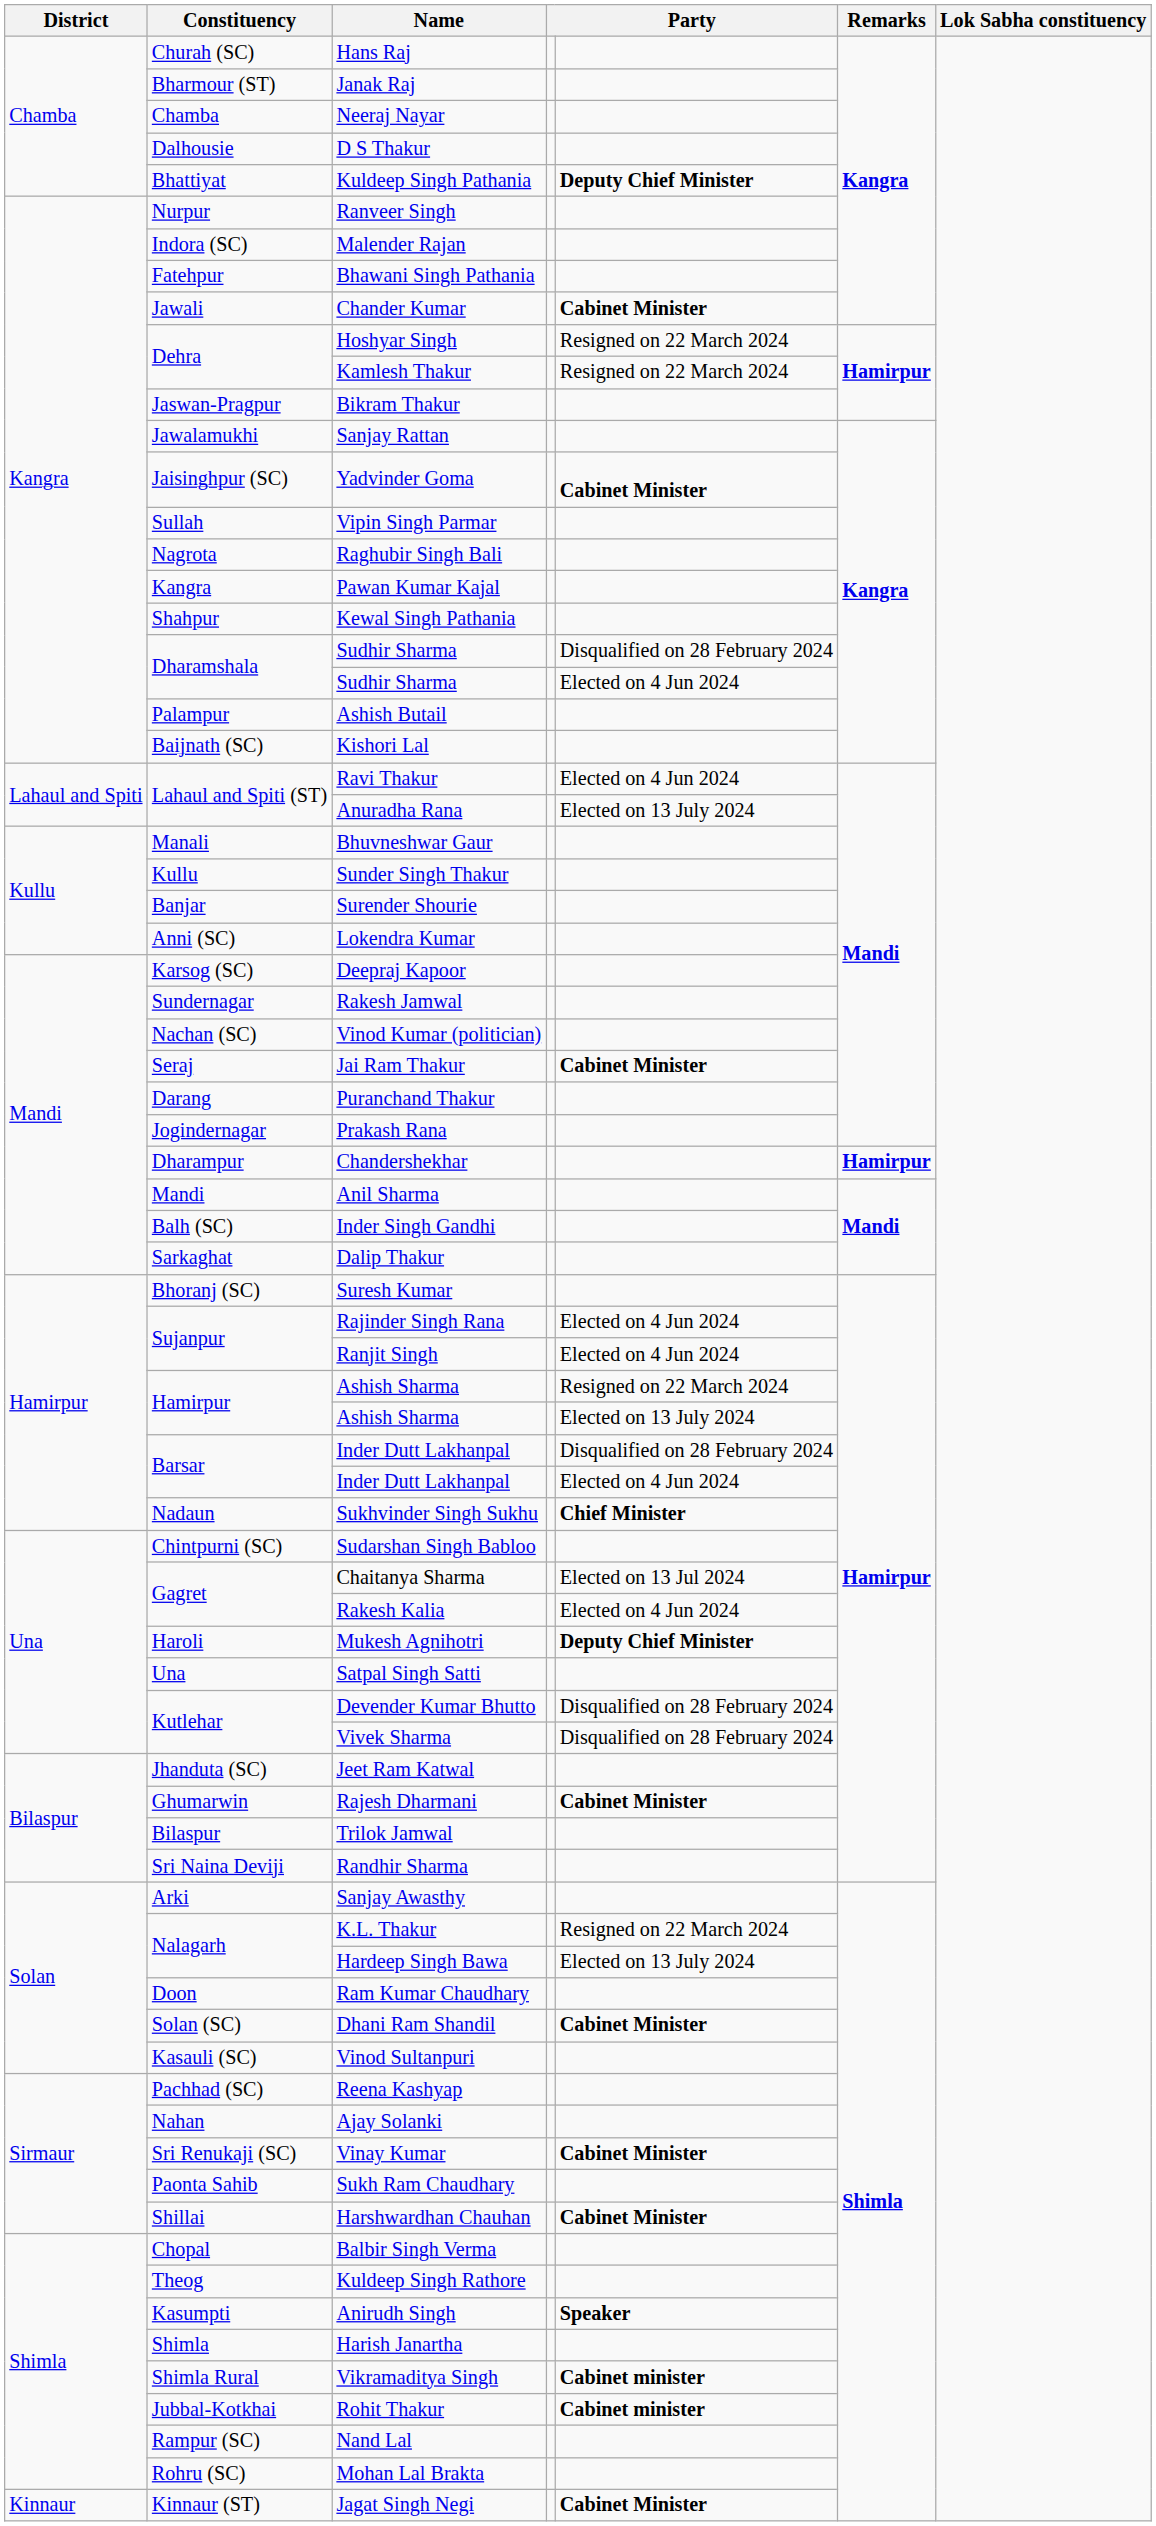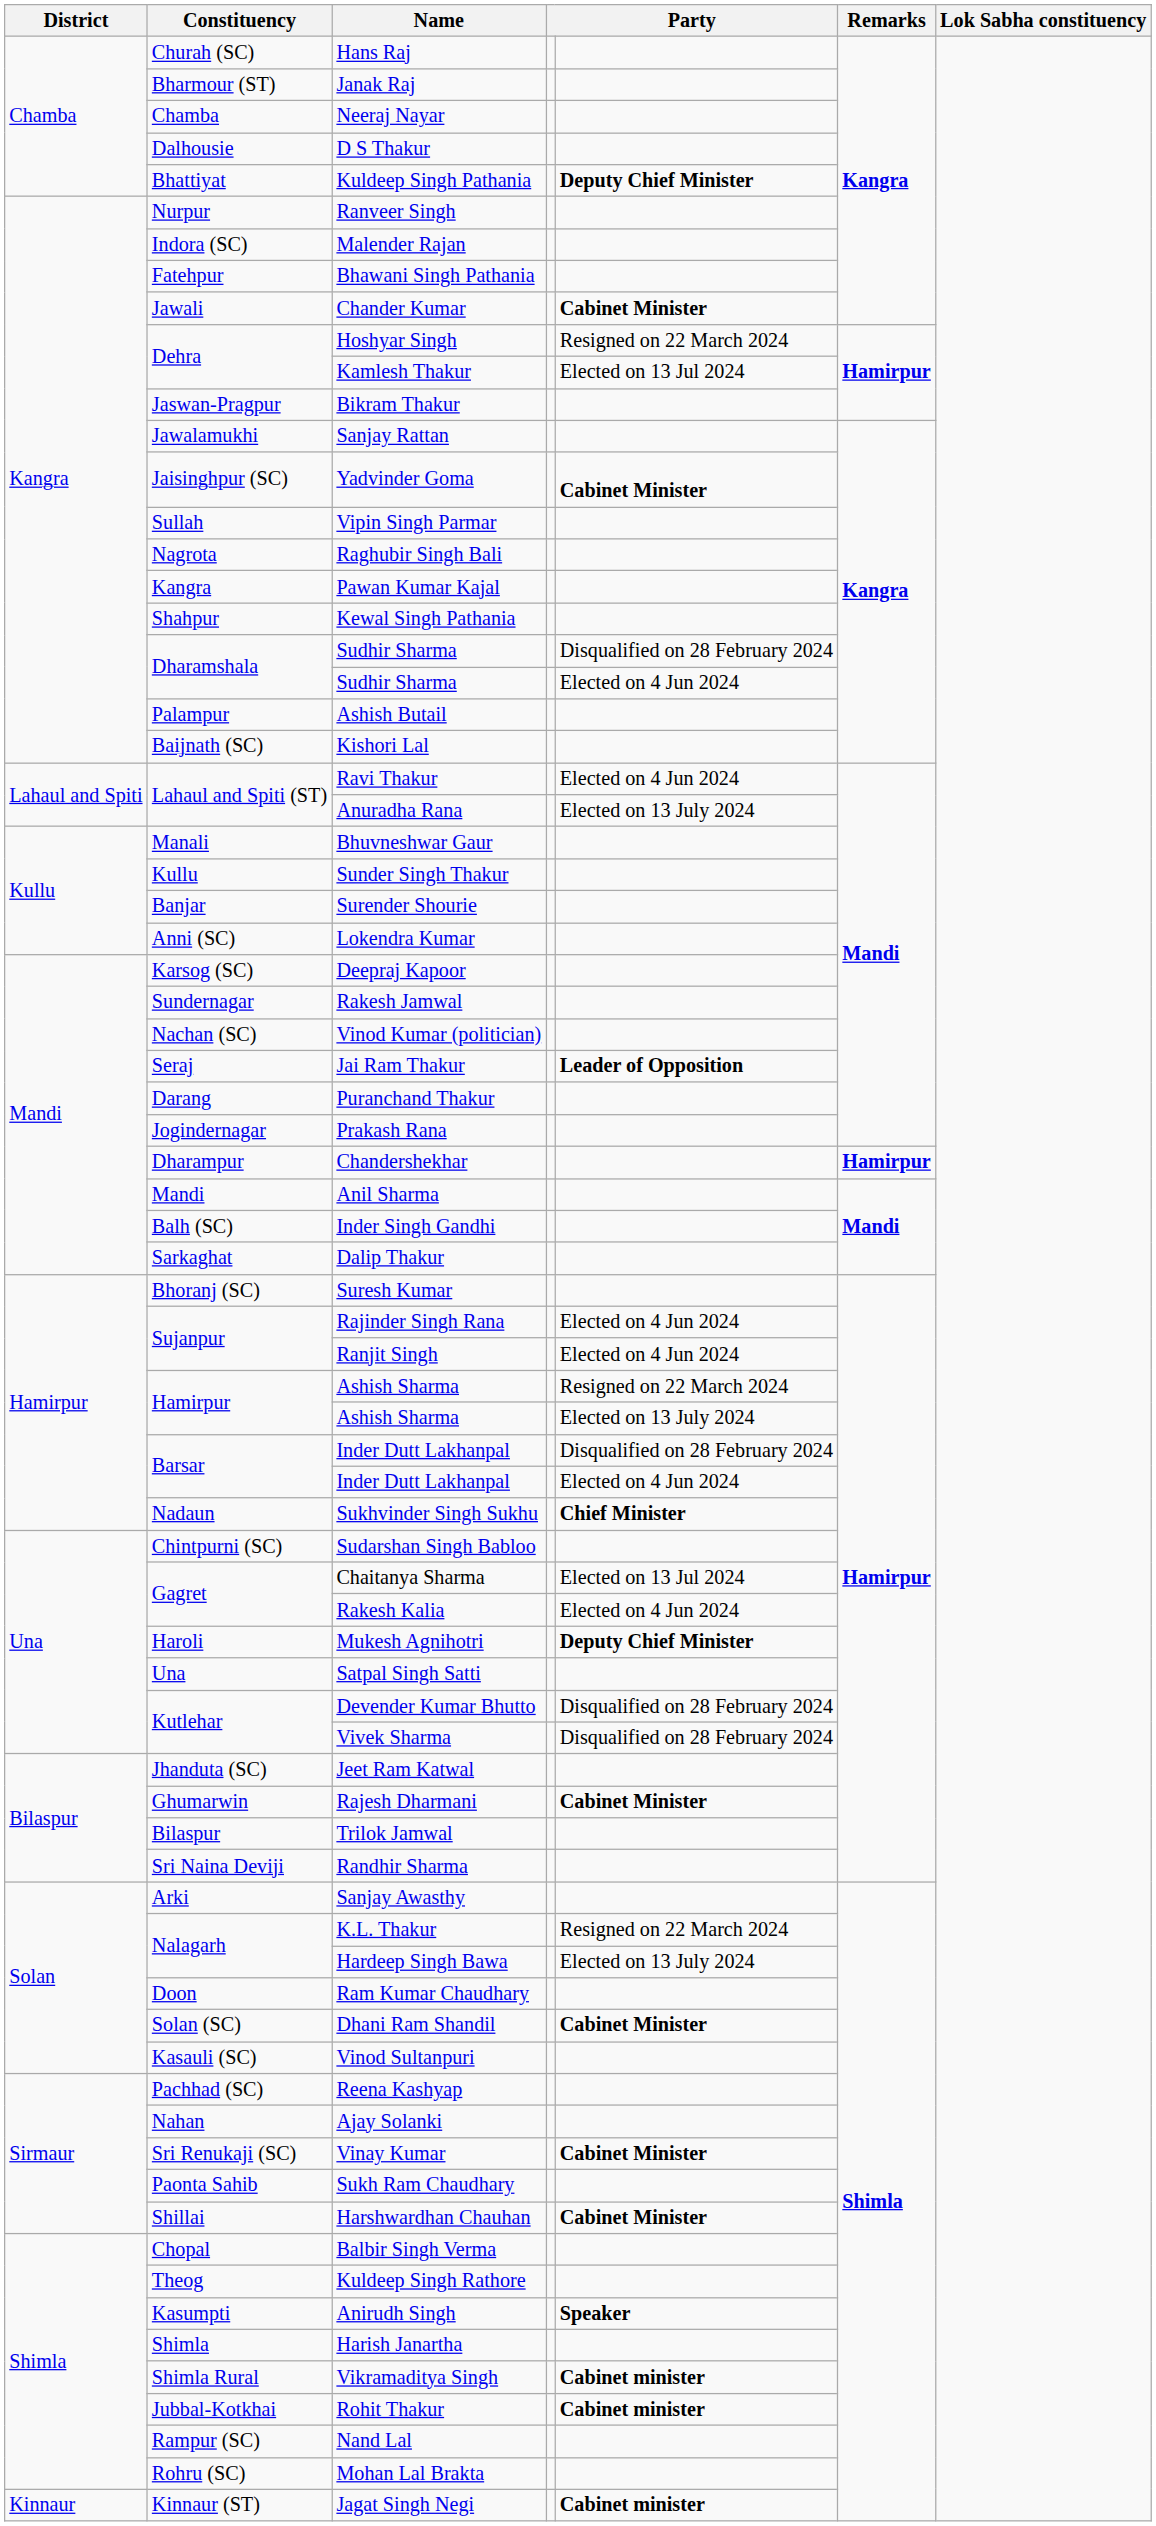(674, 372) Resigned on 22 March 2024 -> (652, 372) Elected on 13 Jul 2024
(633, 1066) Cabinet Minister -> (651, 1066) Leader of Opposition
(633, 2505) Cabinet Minister -> (632, 2505) Cabinet minister
